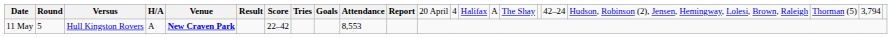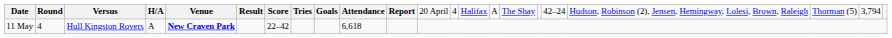(39, 26) 5 -> (39, 26) 4
(352, 26) 8,553 -> (352, 26) 6,618
